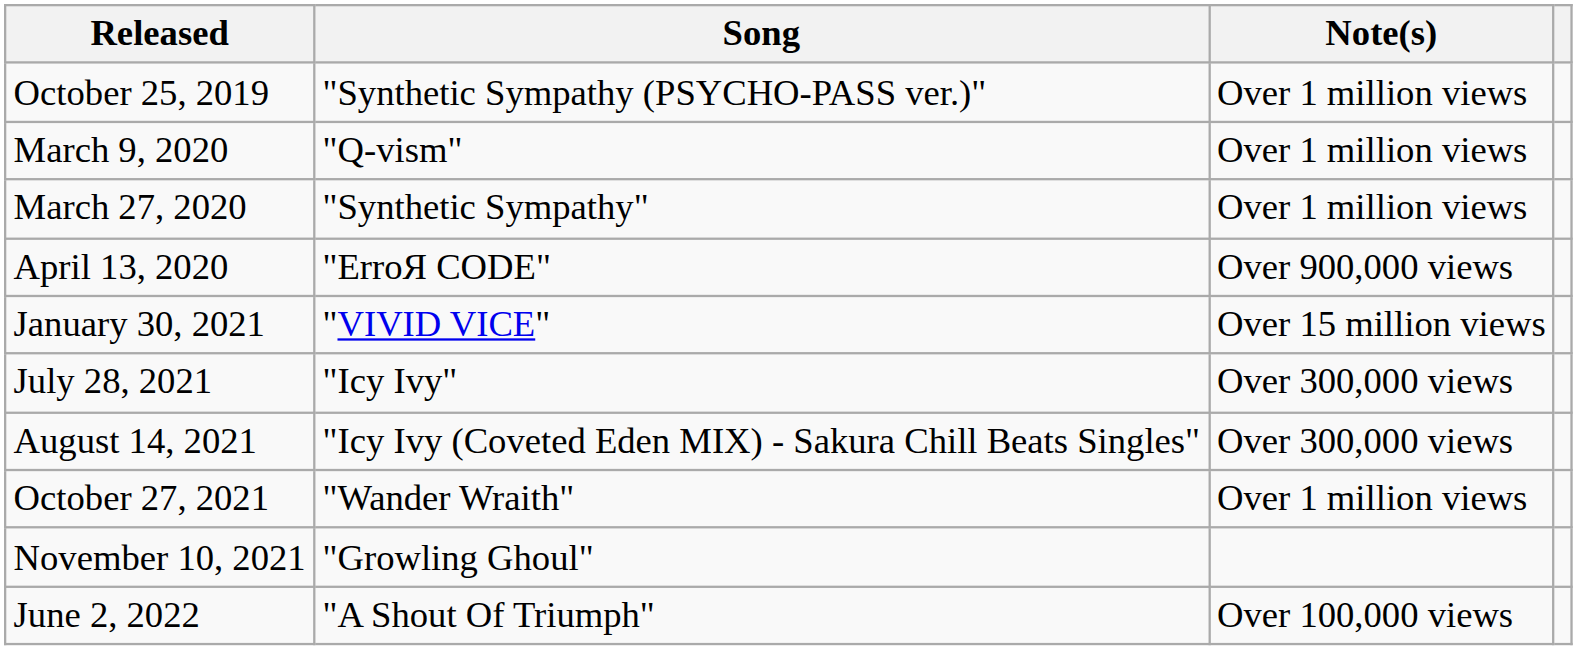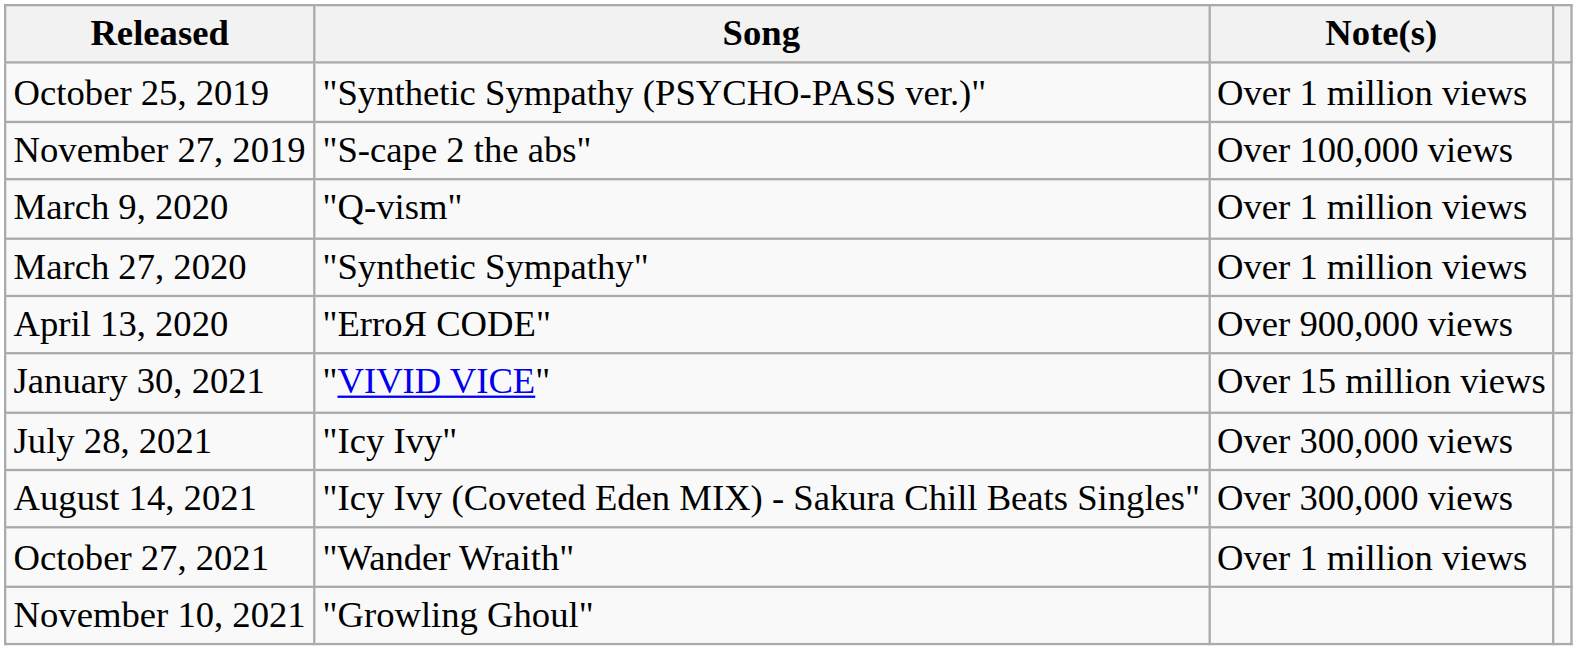+ row: (160, 149)
- row: (107, 614)
